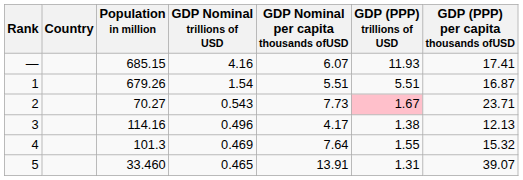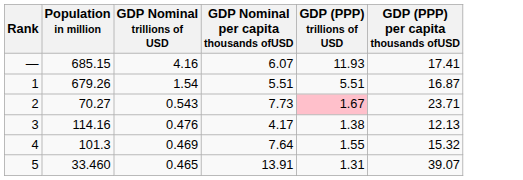- column: (69, 29)
(237, 124) 0.496 -> (182, 124) 0.476
